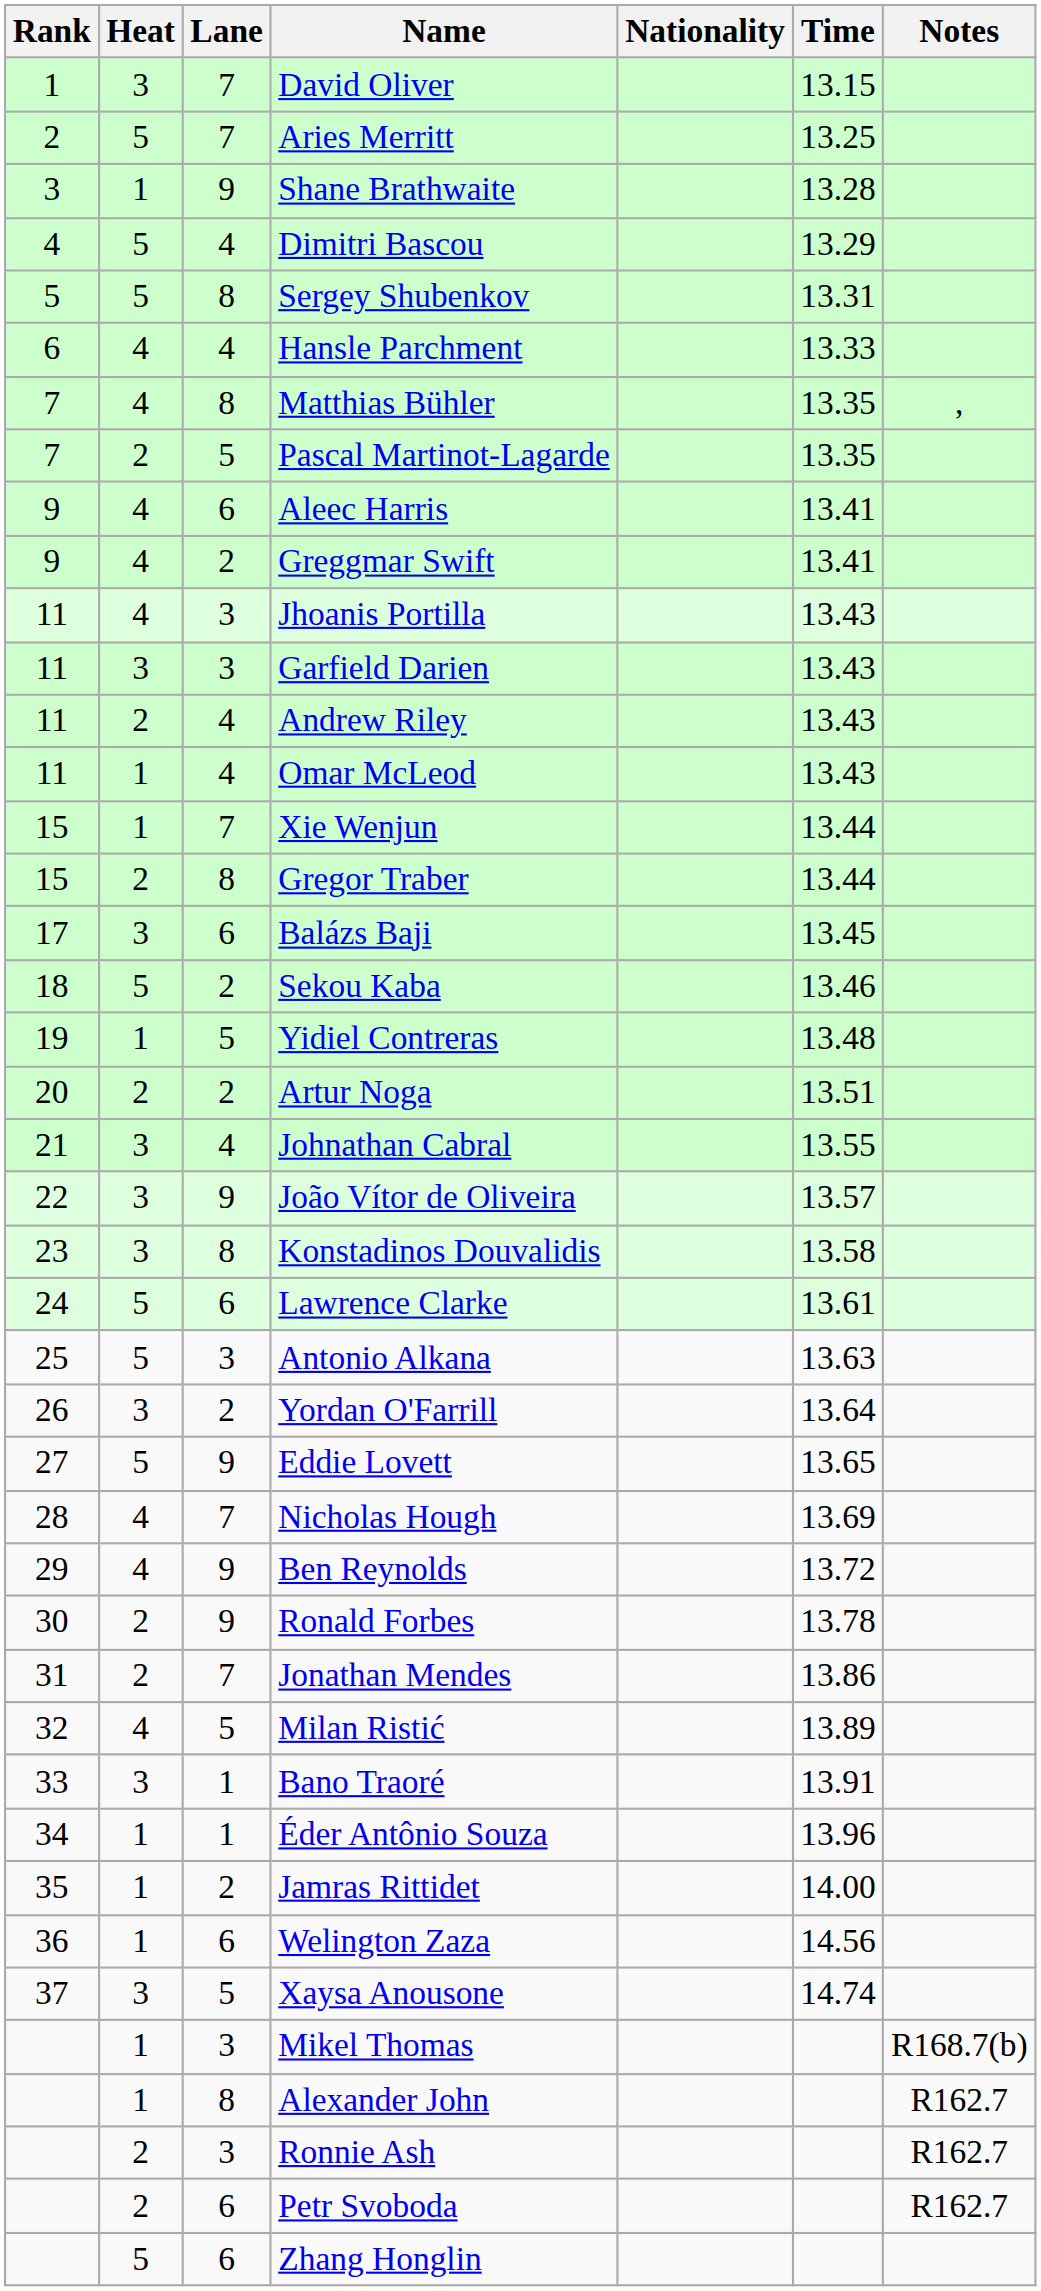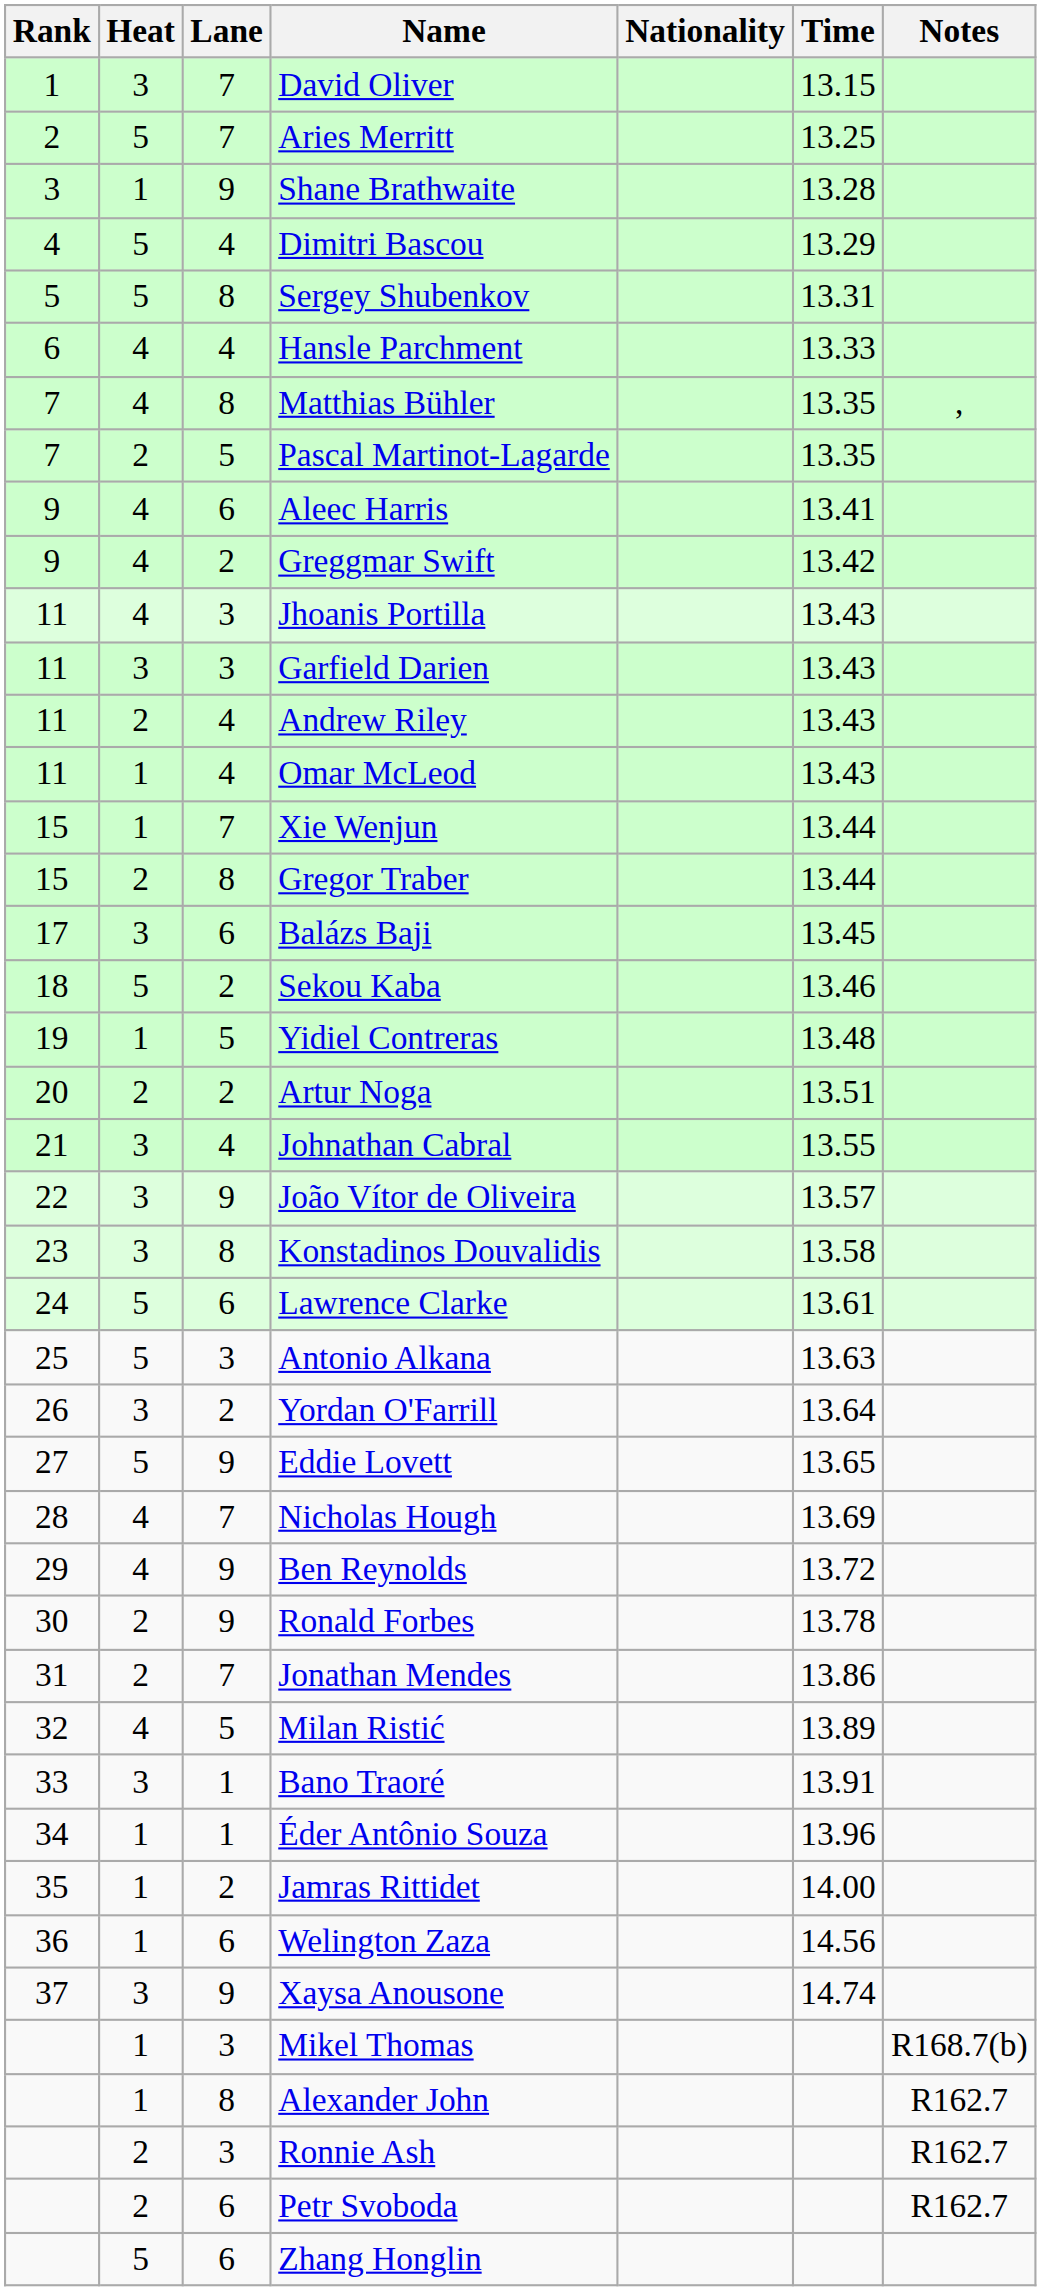(838, 561) 13.41 -> (838, 561) 13.42
(227, 1993) 5 -> (227, 1993) 9
